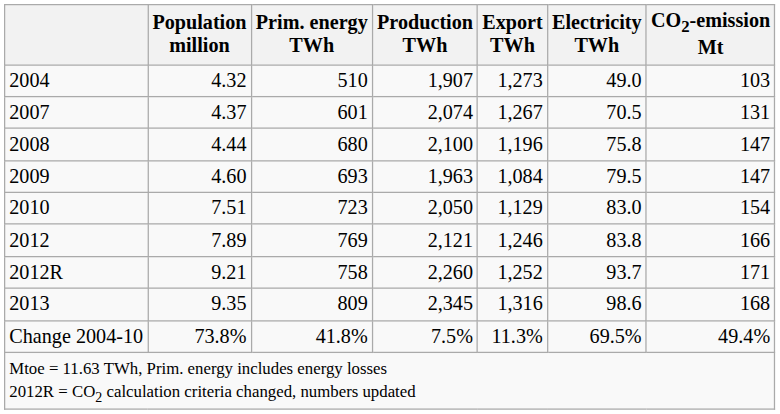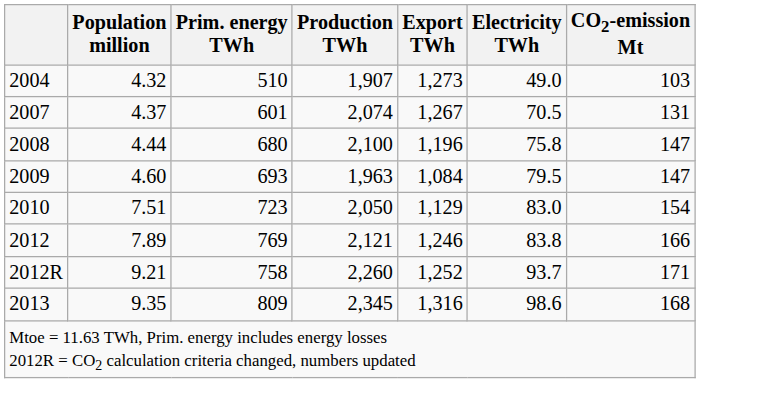- row: (76, 336)
